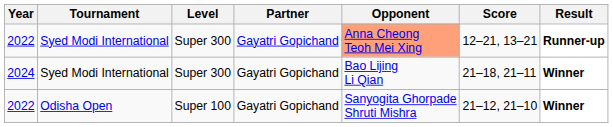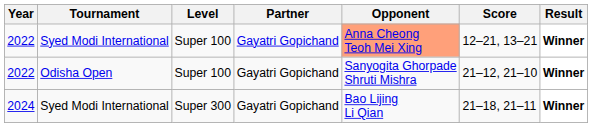(203, 41) Super 300 -> (203, 41) Super 100
(574, 41) Runner-up -> (564, 41) Winner
rows swapped: (21, 106) <-> (21, 74)
